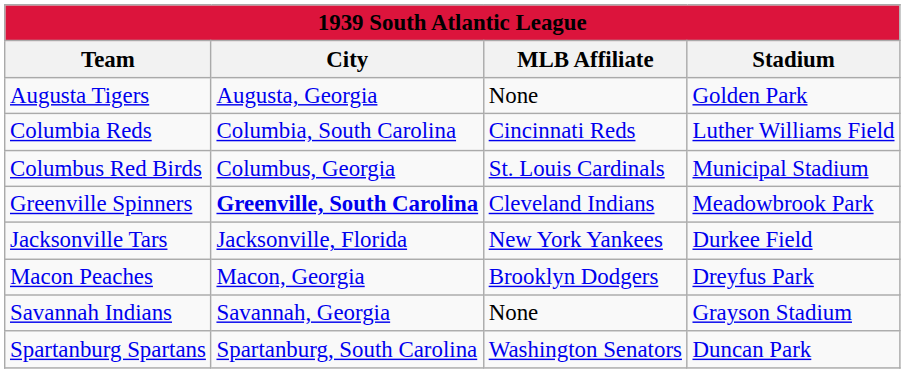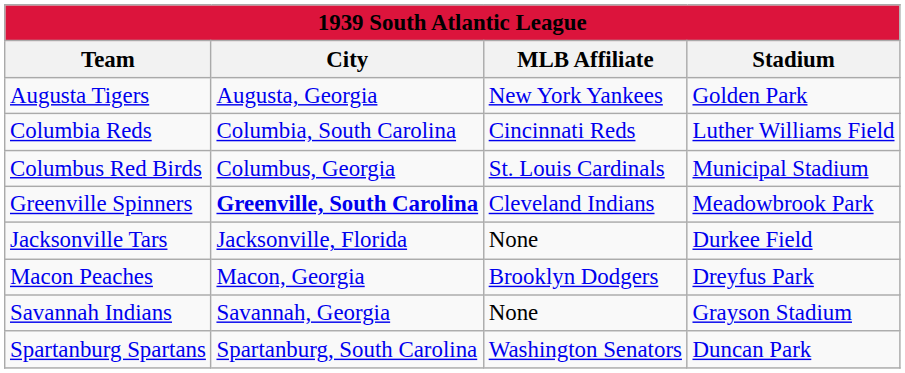(513, 95) None -> (576, 95) New York Yankees
(576, 240) New York Yankees -> (513, 240) None
